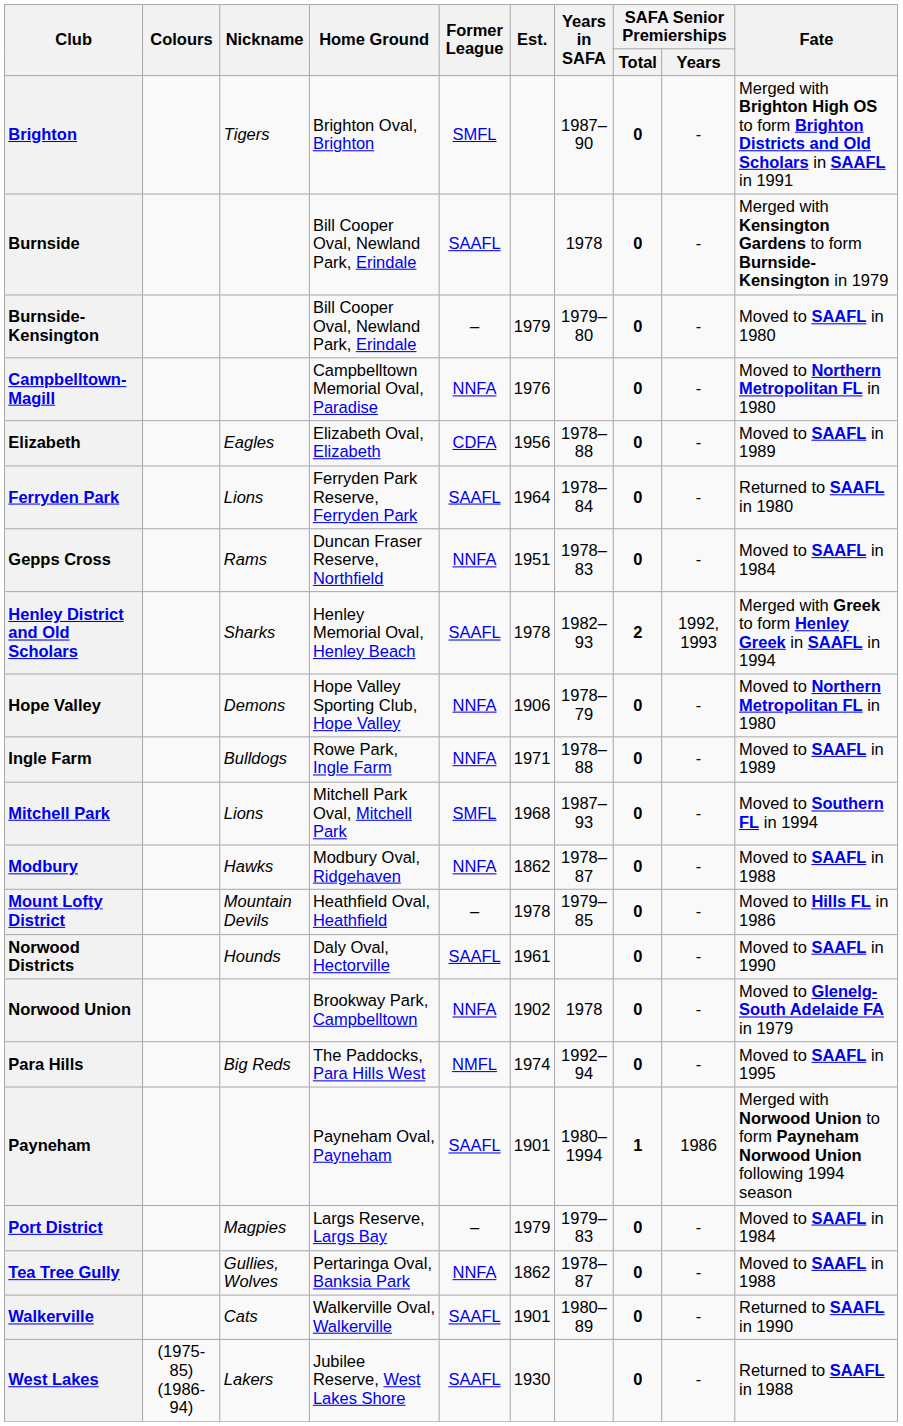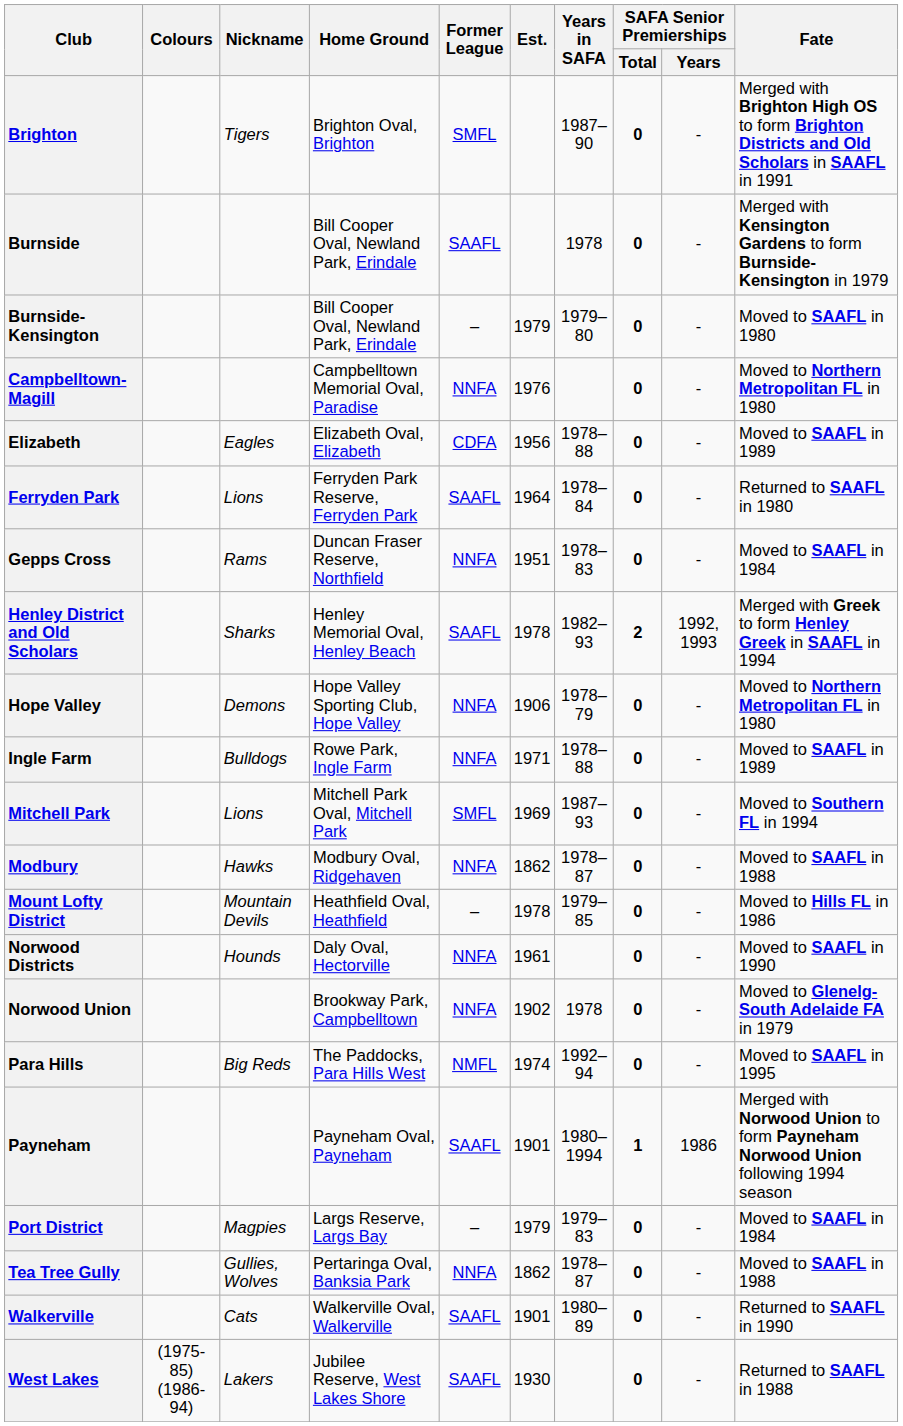(532, 813) 1968 -> (532, 813) 1969
(475, 956) SAAFL -> (475, 956) NNFA
